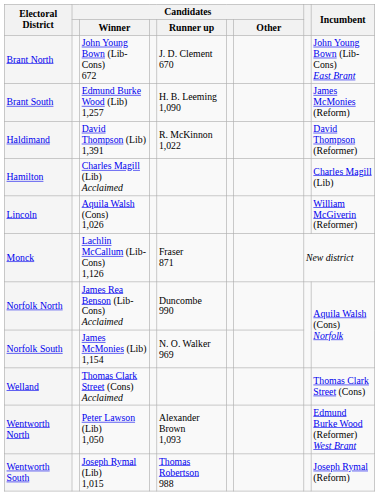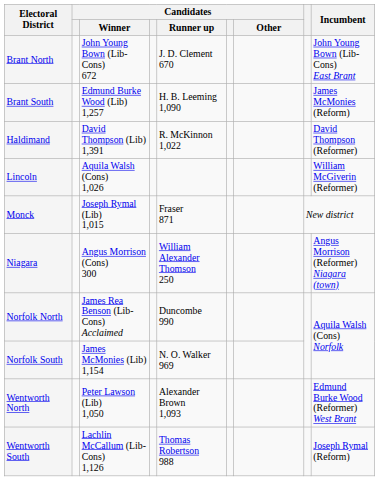- row: (25, 177)
(114, 257) Lachlin McCallum (Lib-Cons) 1,126 -> (109, 214) Joseph Rymal (Lib) 1,015
+ row: (22, 263)
- row: (23, 386)
(109, 472) Joseph Rymal (Lib) 1,015 -> (114, 451) Lachlin McCallum (Lib-Cons) 1,126
